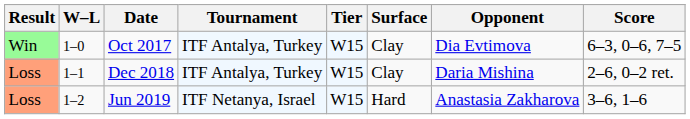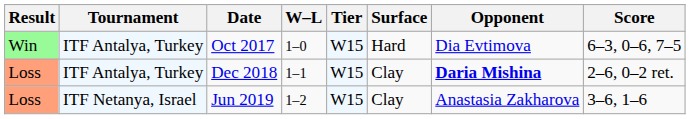columns swapped: (82, 18) <-> (252, 18)
(387, 45) Clay -> (388, 45) Hard
(485, 72) normal -> (488, 72) bold
(388, 99) Hard -> (387, 99) Clay
